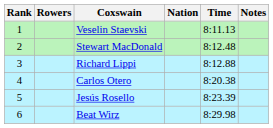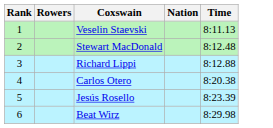- column: (253, 13)
